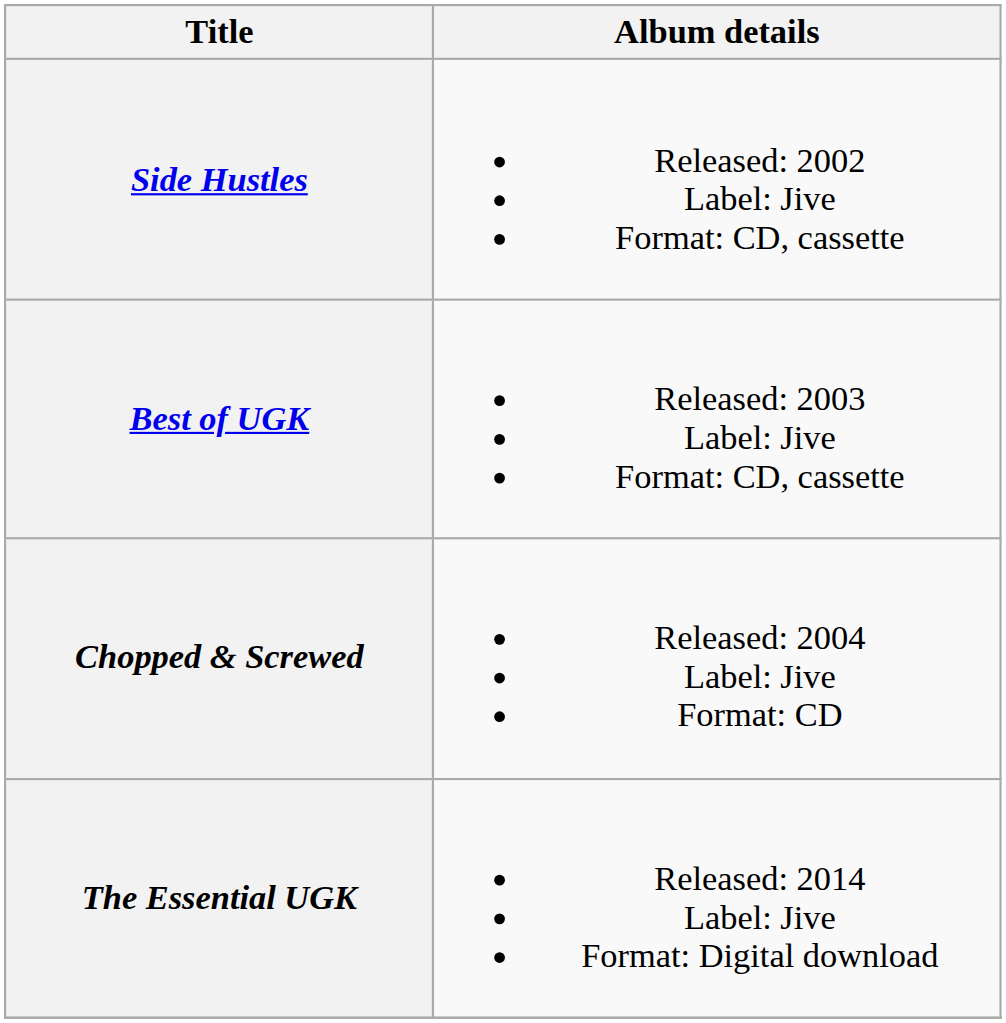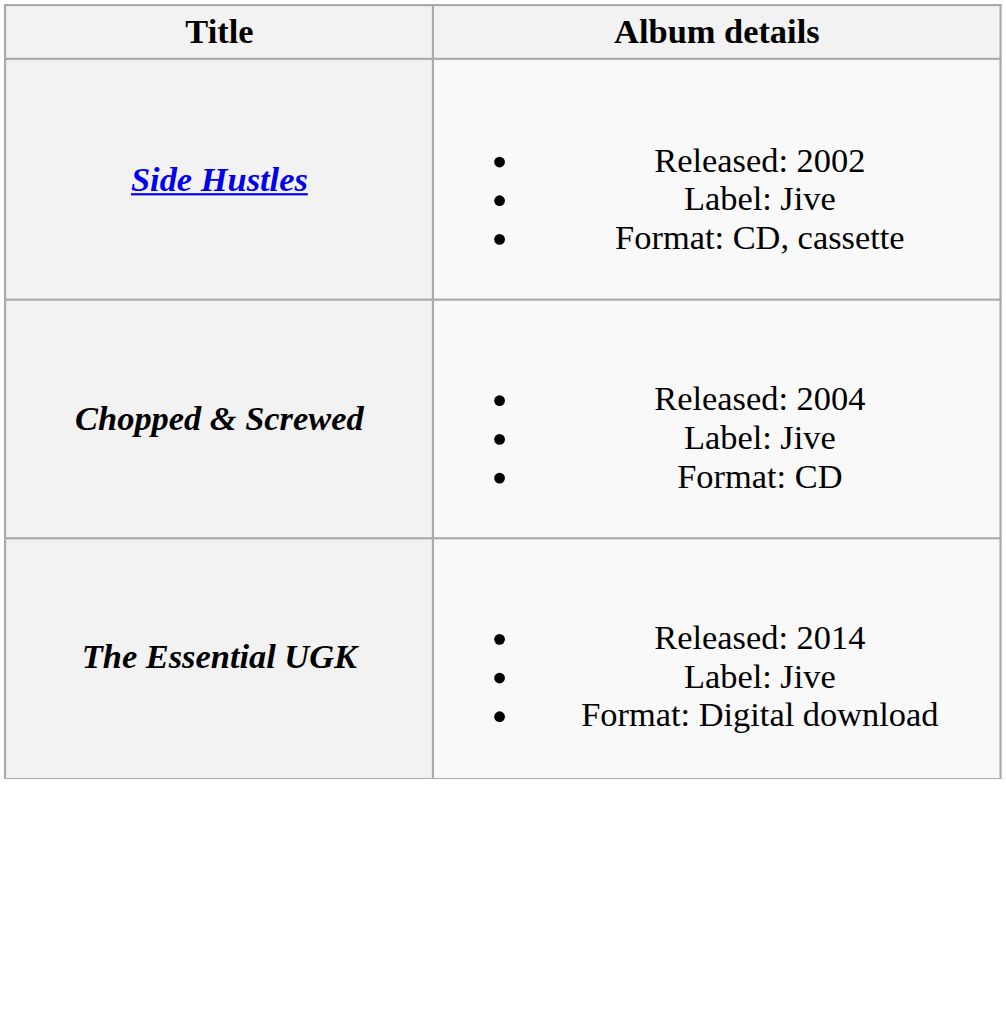- row: (219, 418)
